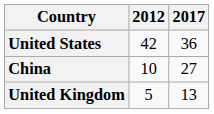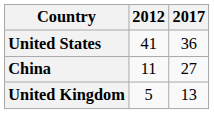(149, 43) 42 -> (149, 43) 41
(149, 69) 10 -> (149, 69) 11
